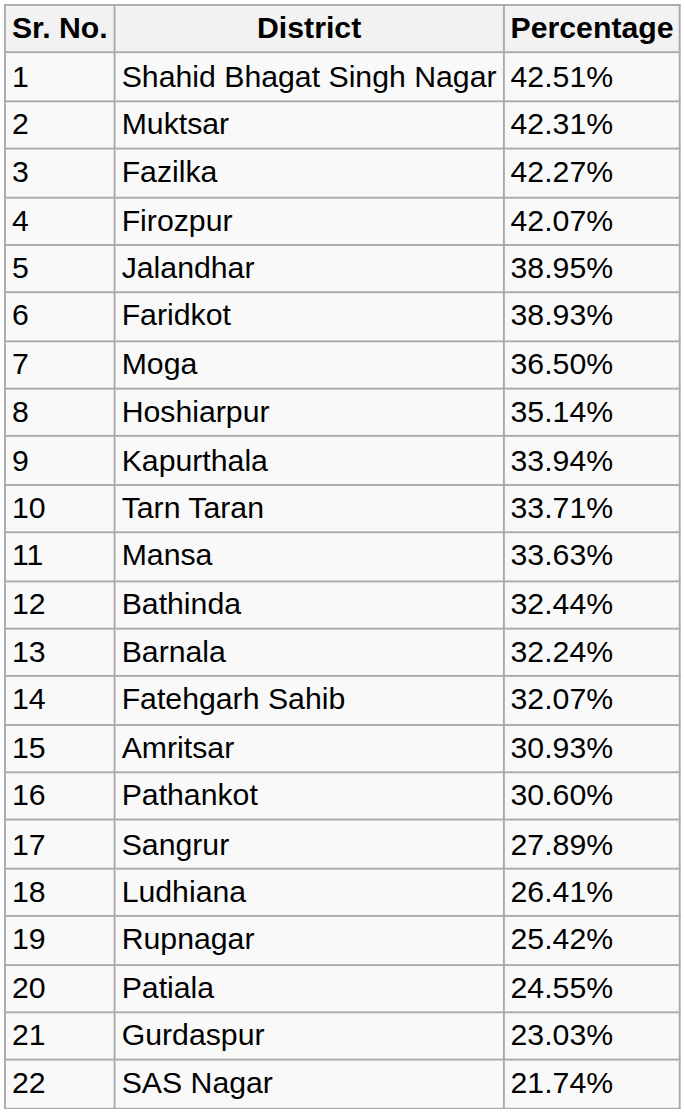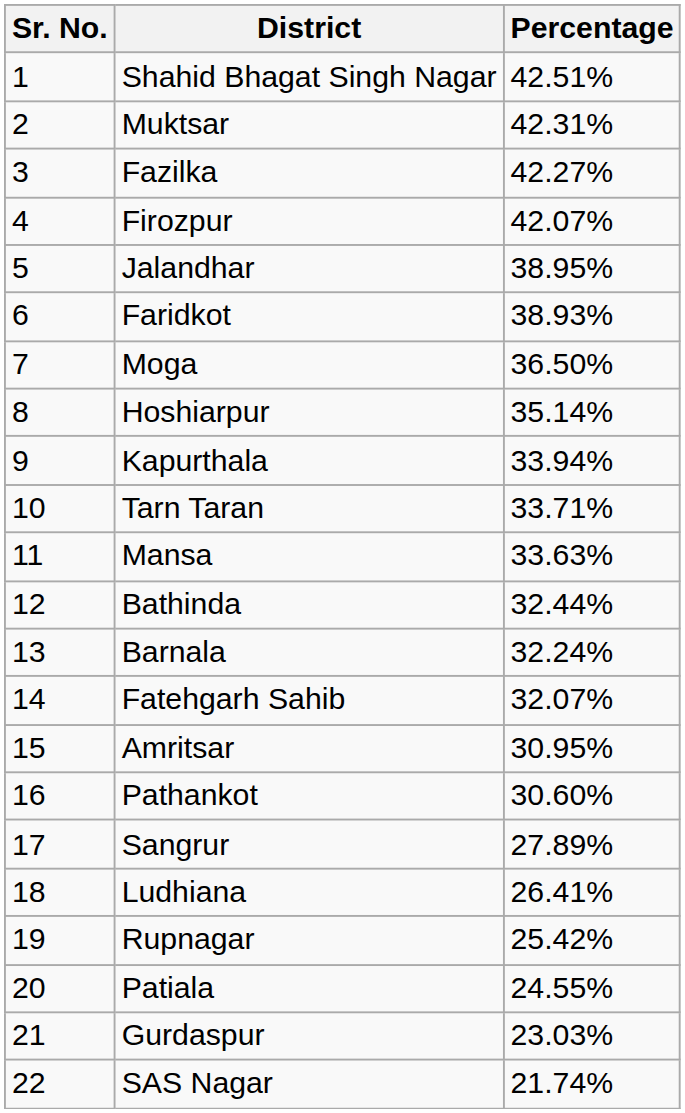(562, 747) 30.93% -> (562, 747) 30.95%
